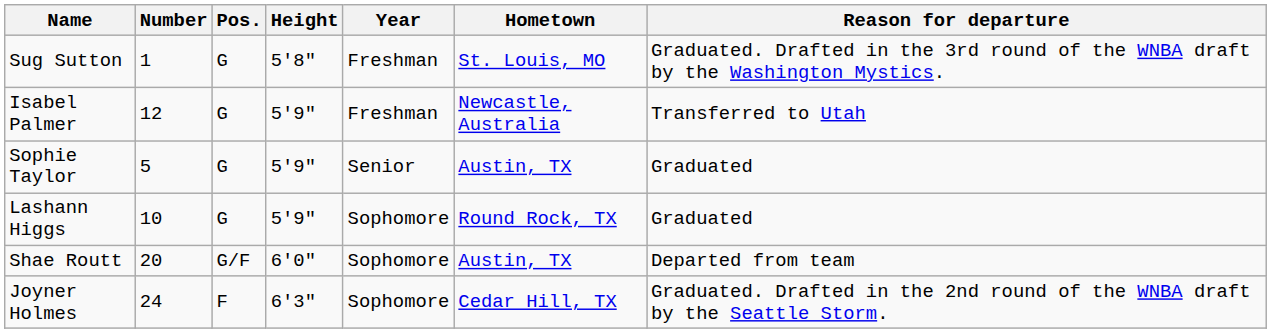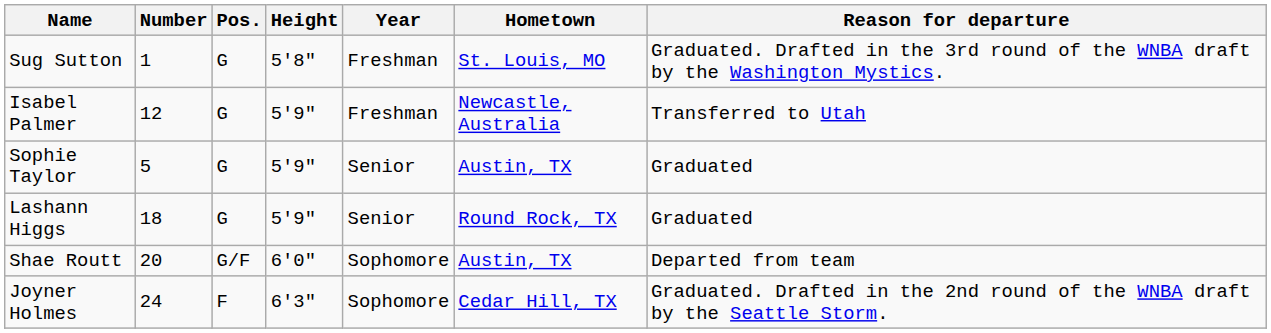(151, 219) 10 -> (151, 219) 18
(398, 219) Sophomore -> (382, 219) Senior
